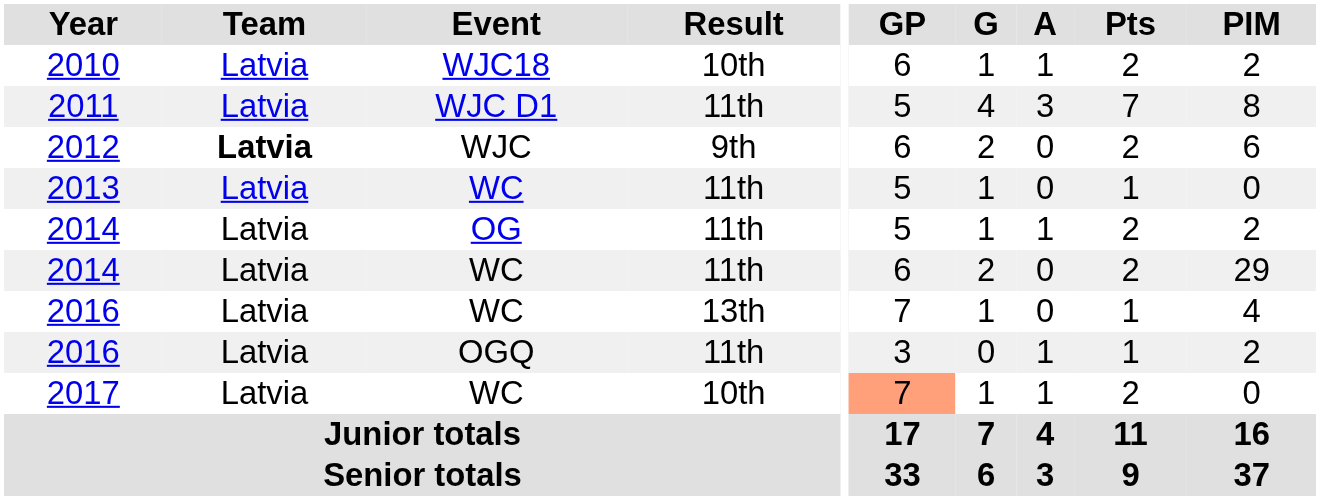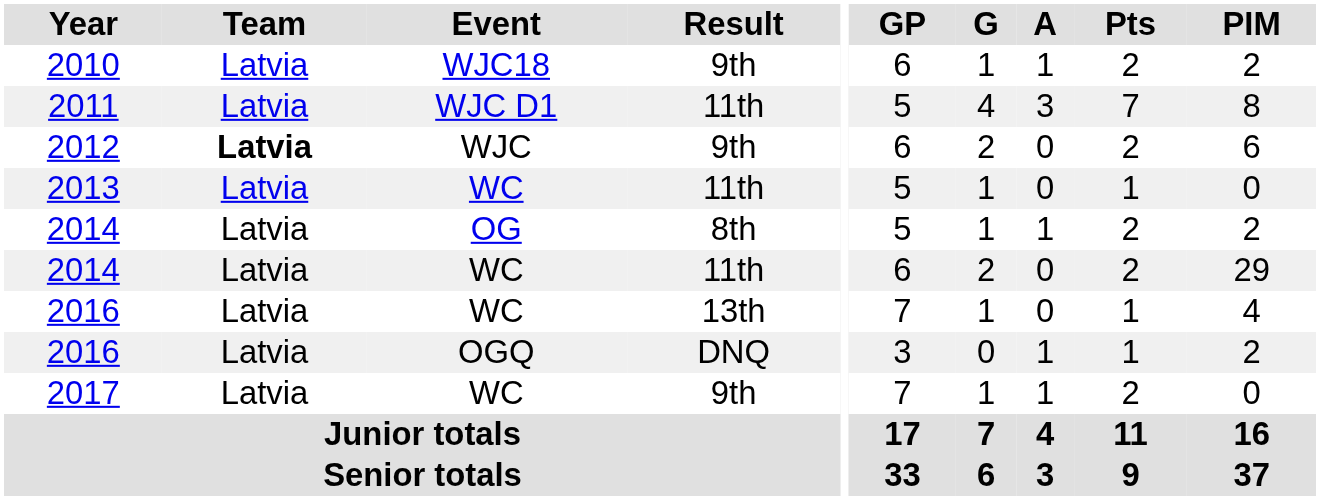(734, 64) 10th -> (734, 64) 9th
(734, 228) 11th -> (734, 228) 8th
(734, 351) 11th -> (734, 351) DNQ
(734, 392) 10th -> (734, 392) 9th
(902, 392) lightsalmon background -> (902, 392) no background
